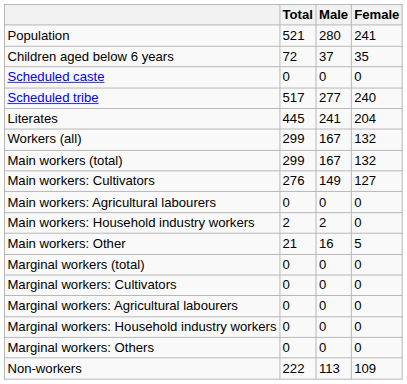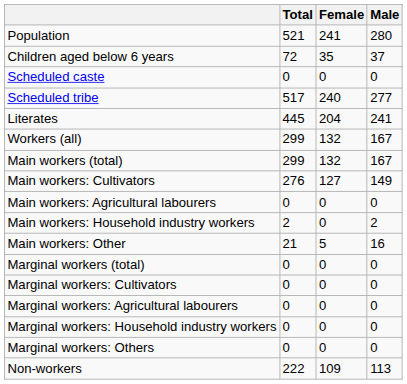columns swapped: (334, 14) <-> (377, 14)
